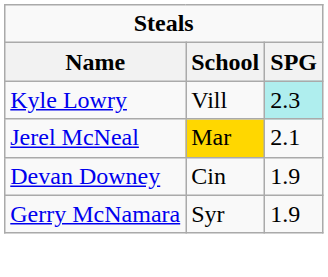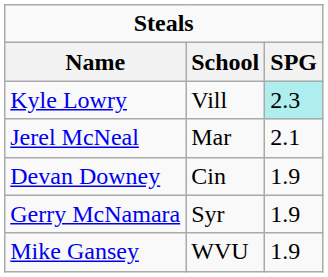(211, 137) gold background -> (211, 137) no background
+ row: (75, 251)
